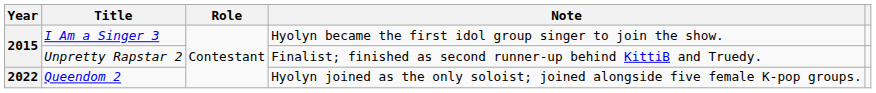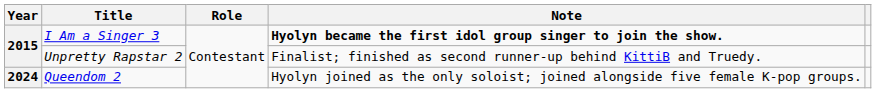(497, 36) normal -> (497, 36) bold
(23, 77) 2022 -> (23, 77) 2024
